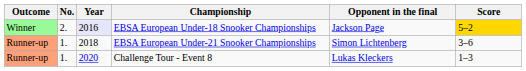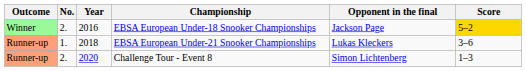(88, 27) lavender background -> (88, 27) no background
(369, 43) Simon Lichtenberg -> (362, 43) Lukas Kleckers
(64, 58) 1. -> (64, 58) 2.
(362, 58) Lukas Kleckers -> (369, 58) Simon Lichtenberg
